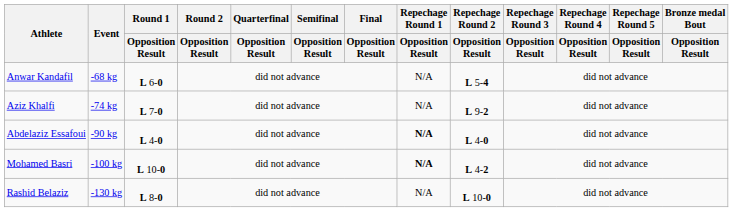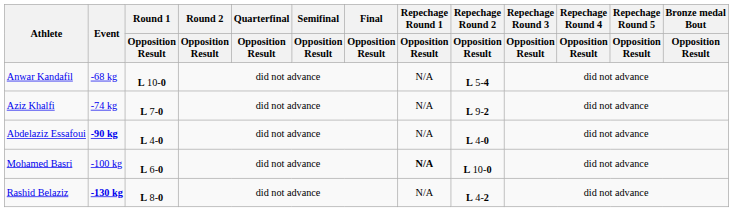(151, 83) L 6-0 -> (152, 83) L 10-0
(104, 135) normal -> (104, 135) bold
(424, 135) bold -> (424, 135) normal
(151, 170) L 10-0 -> (152, 170) L 6-0
(477, 170) L 4-2 -> (477, 170) L 10-0
(106, 192) normal -> (107, 192) bold
(477, 198) L 10-0 -> (477, 198) L 4-2
